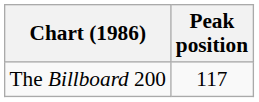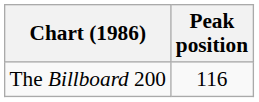(212, 79) 117 -> (212, 79) 116
